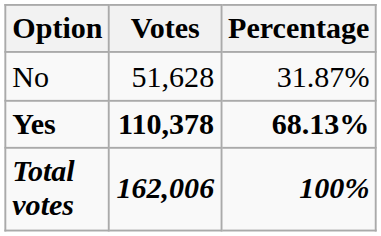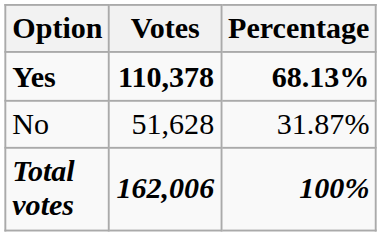rows swapped: (34, 123) <-> (31, 76)
